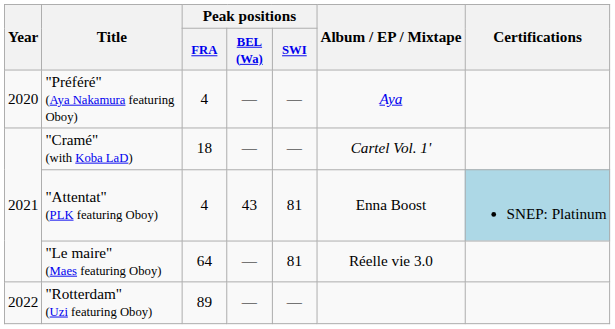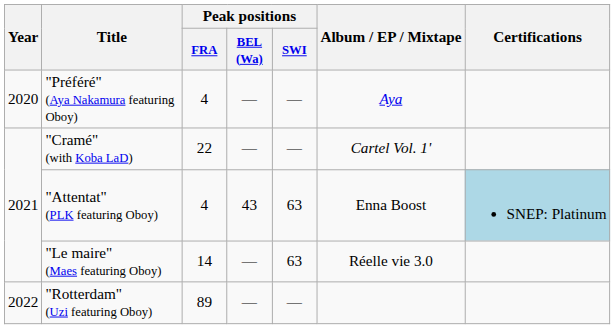(204, 148) 18 -> (204, 148) 22
(294, 205) 81 -> (294, 205) 63
(204, 261) 64 -> (204, 261) 14
(294, 261) 81 -> (294, 261) 63
